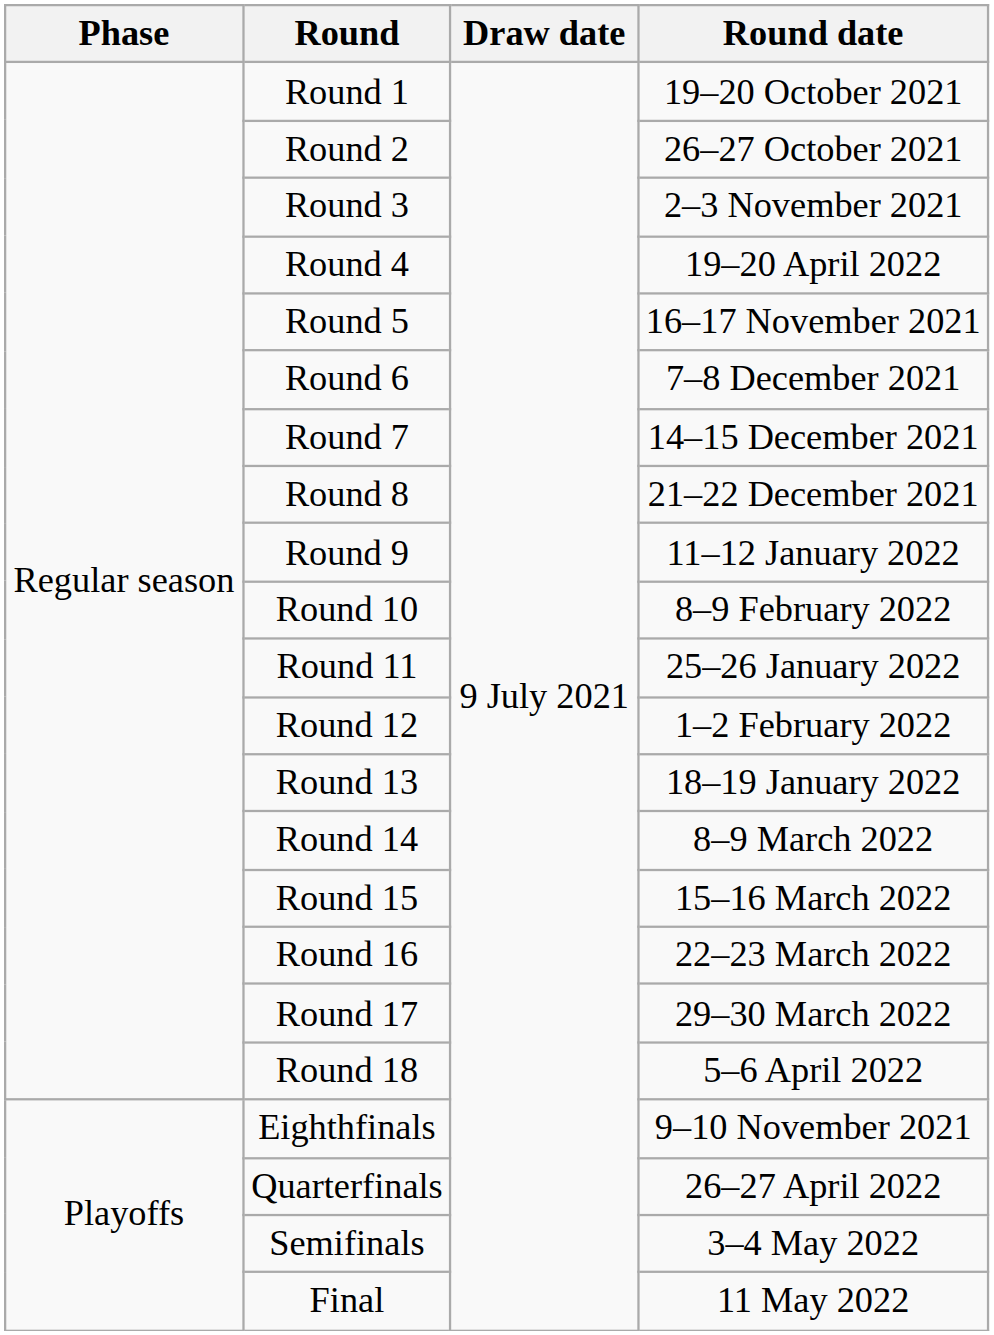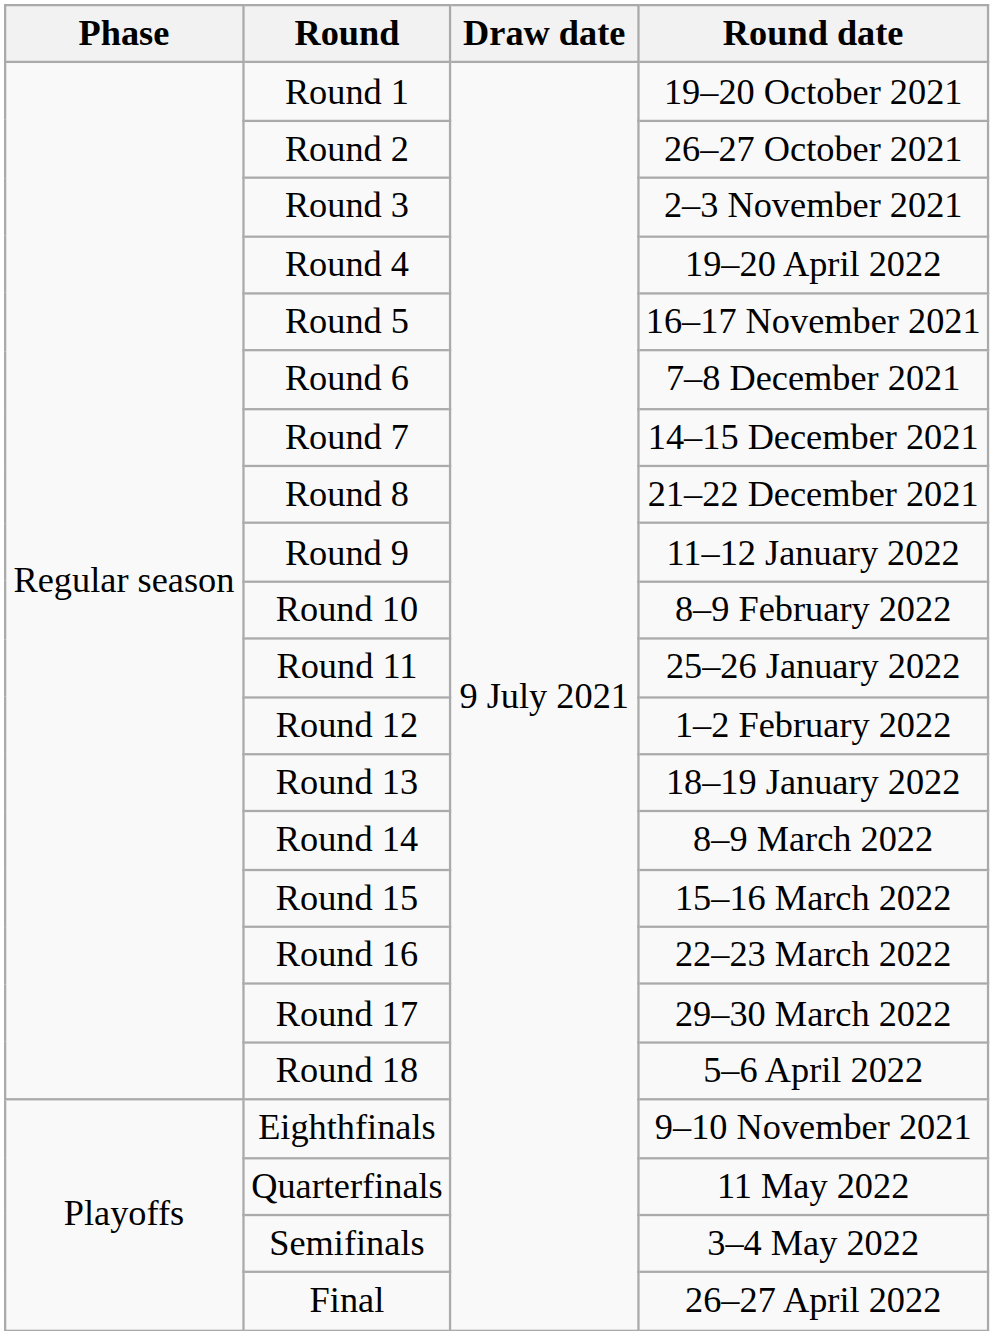(813, 1185) 26–27 April 2022 -> (813, 1185) 11 May 2022
(813, 1300) 11 May 2022 -> (813, 1300) 26–27 April 2022
